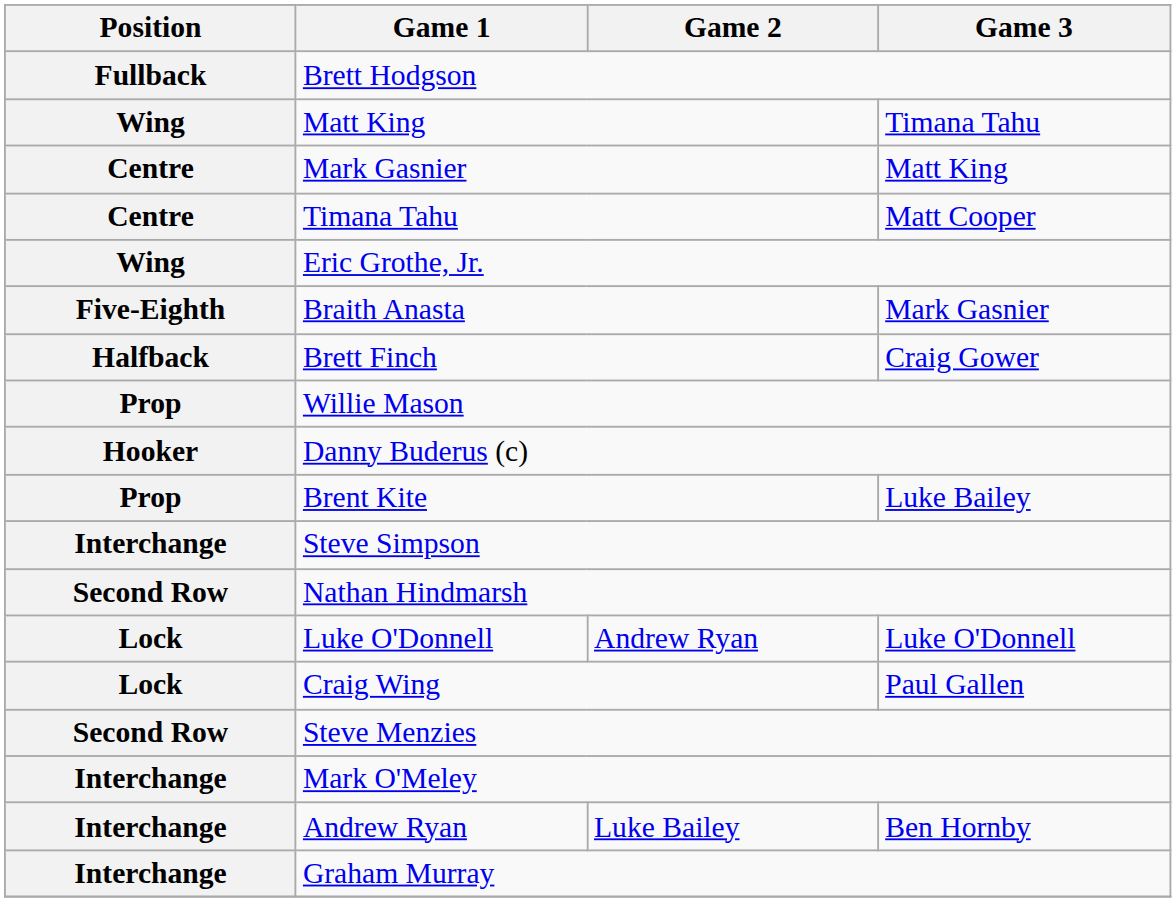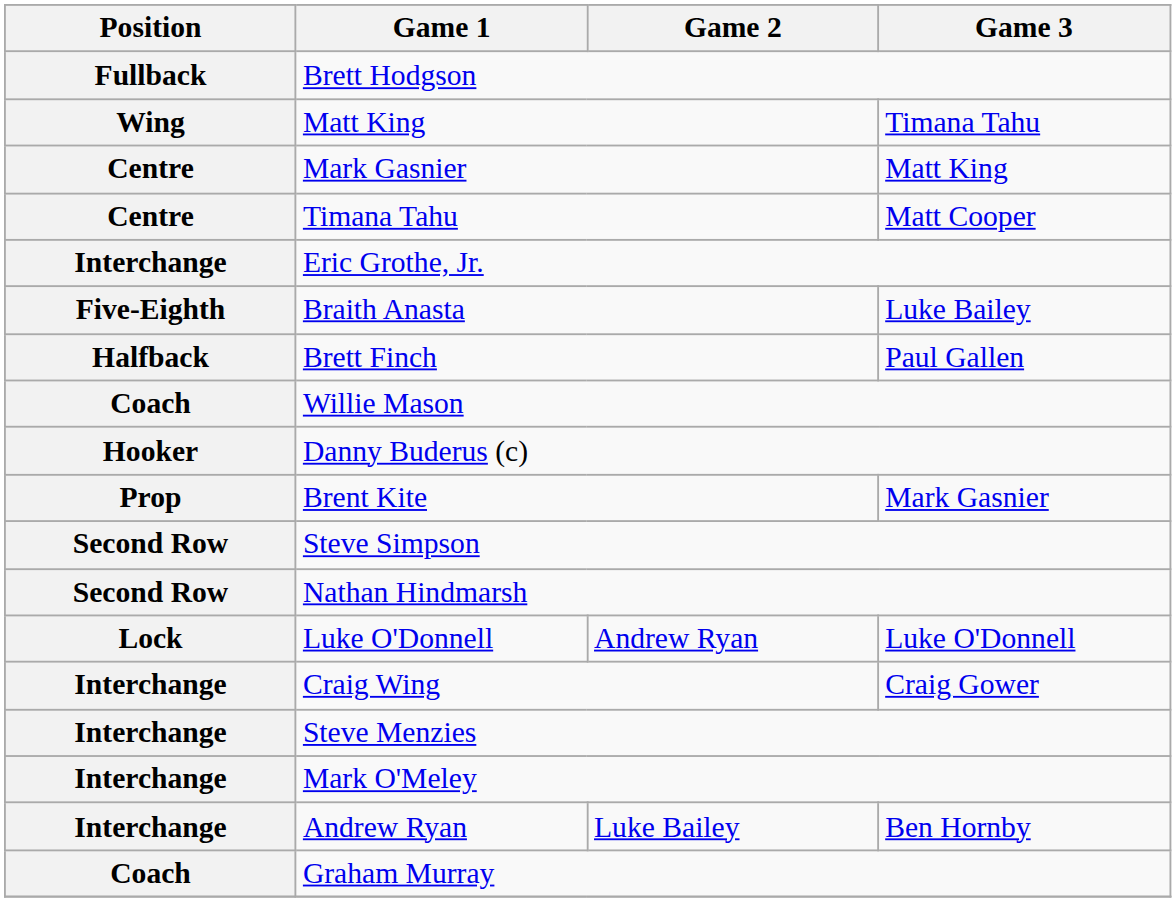(150, 262) Wing -> (150, 262) Interchange
(967, 309) Mark Gasnier -> (958, 309) Luke Bailey
(962, 356) Craig Gower -> (955, 356) Paul Gallen
(150, 403) Prop -> (150, 403) Coach
(958, 497) Luke Bailey -> (967, 497) Mark Gasnier
(150, 544) Interchange -> (150, 544) Second Row
(150, 685) Lock -> (150, 685) Interchange
(955, 685) Paul Gallen -> (962, 685) Craig Gower
(150, 732) Second Row -> (150, 732) Interchange
(150, 872) Interchange -> (150, 872) Coach
